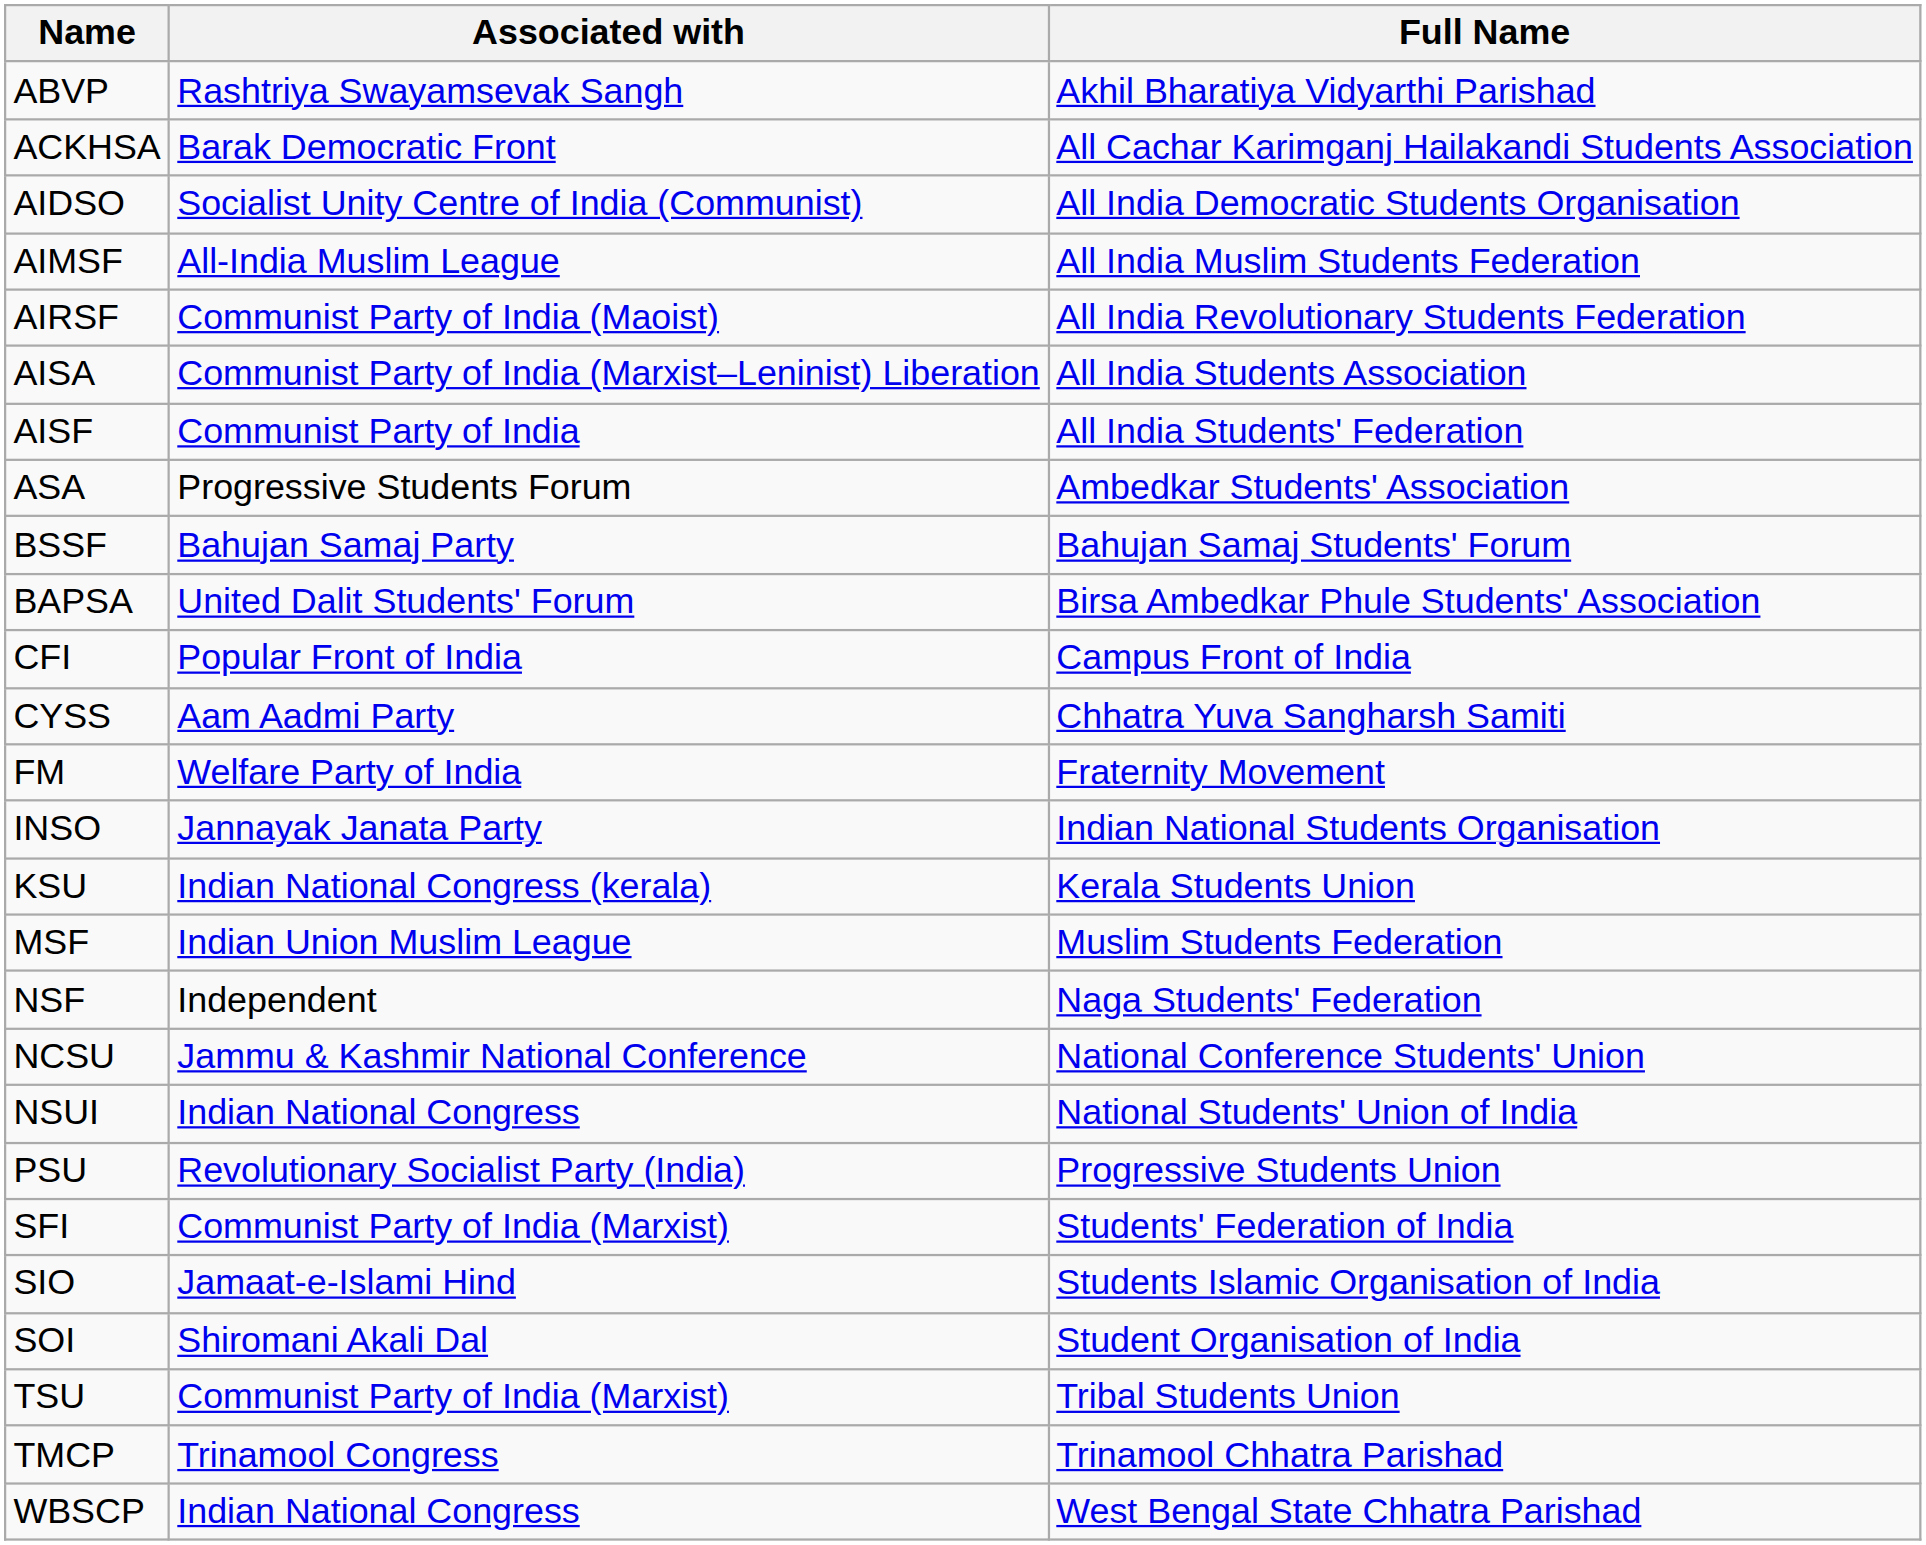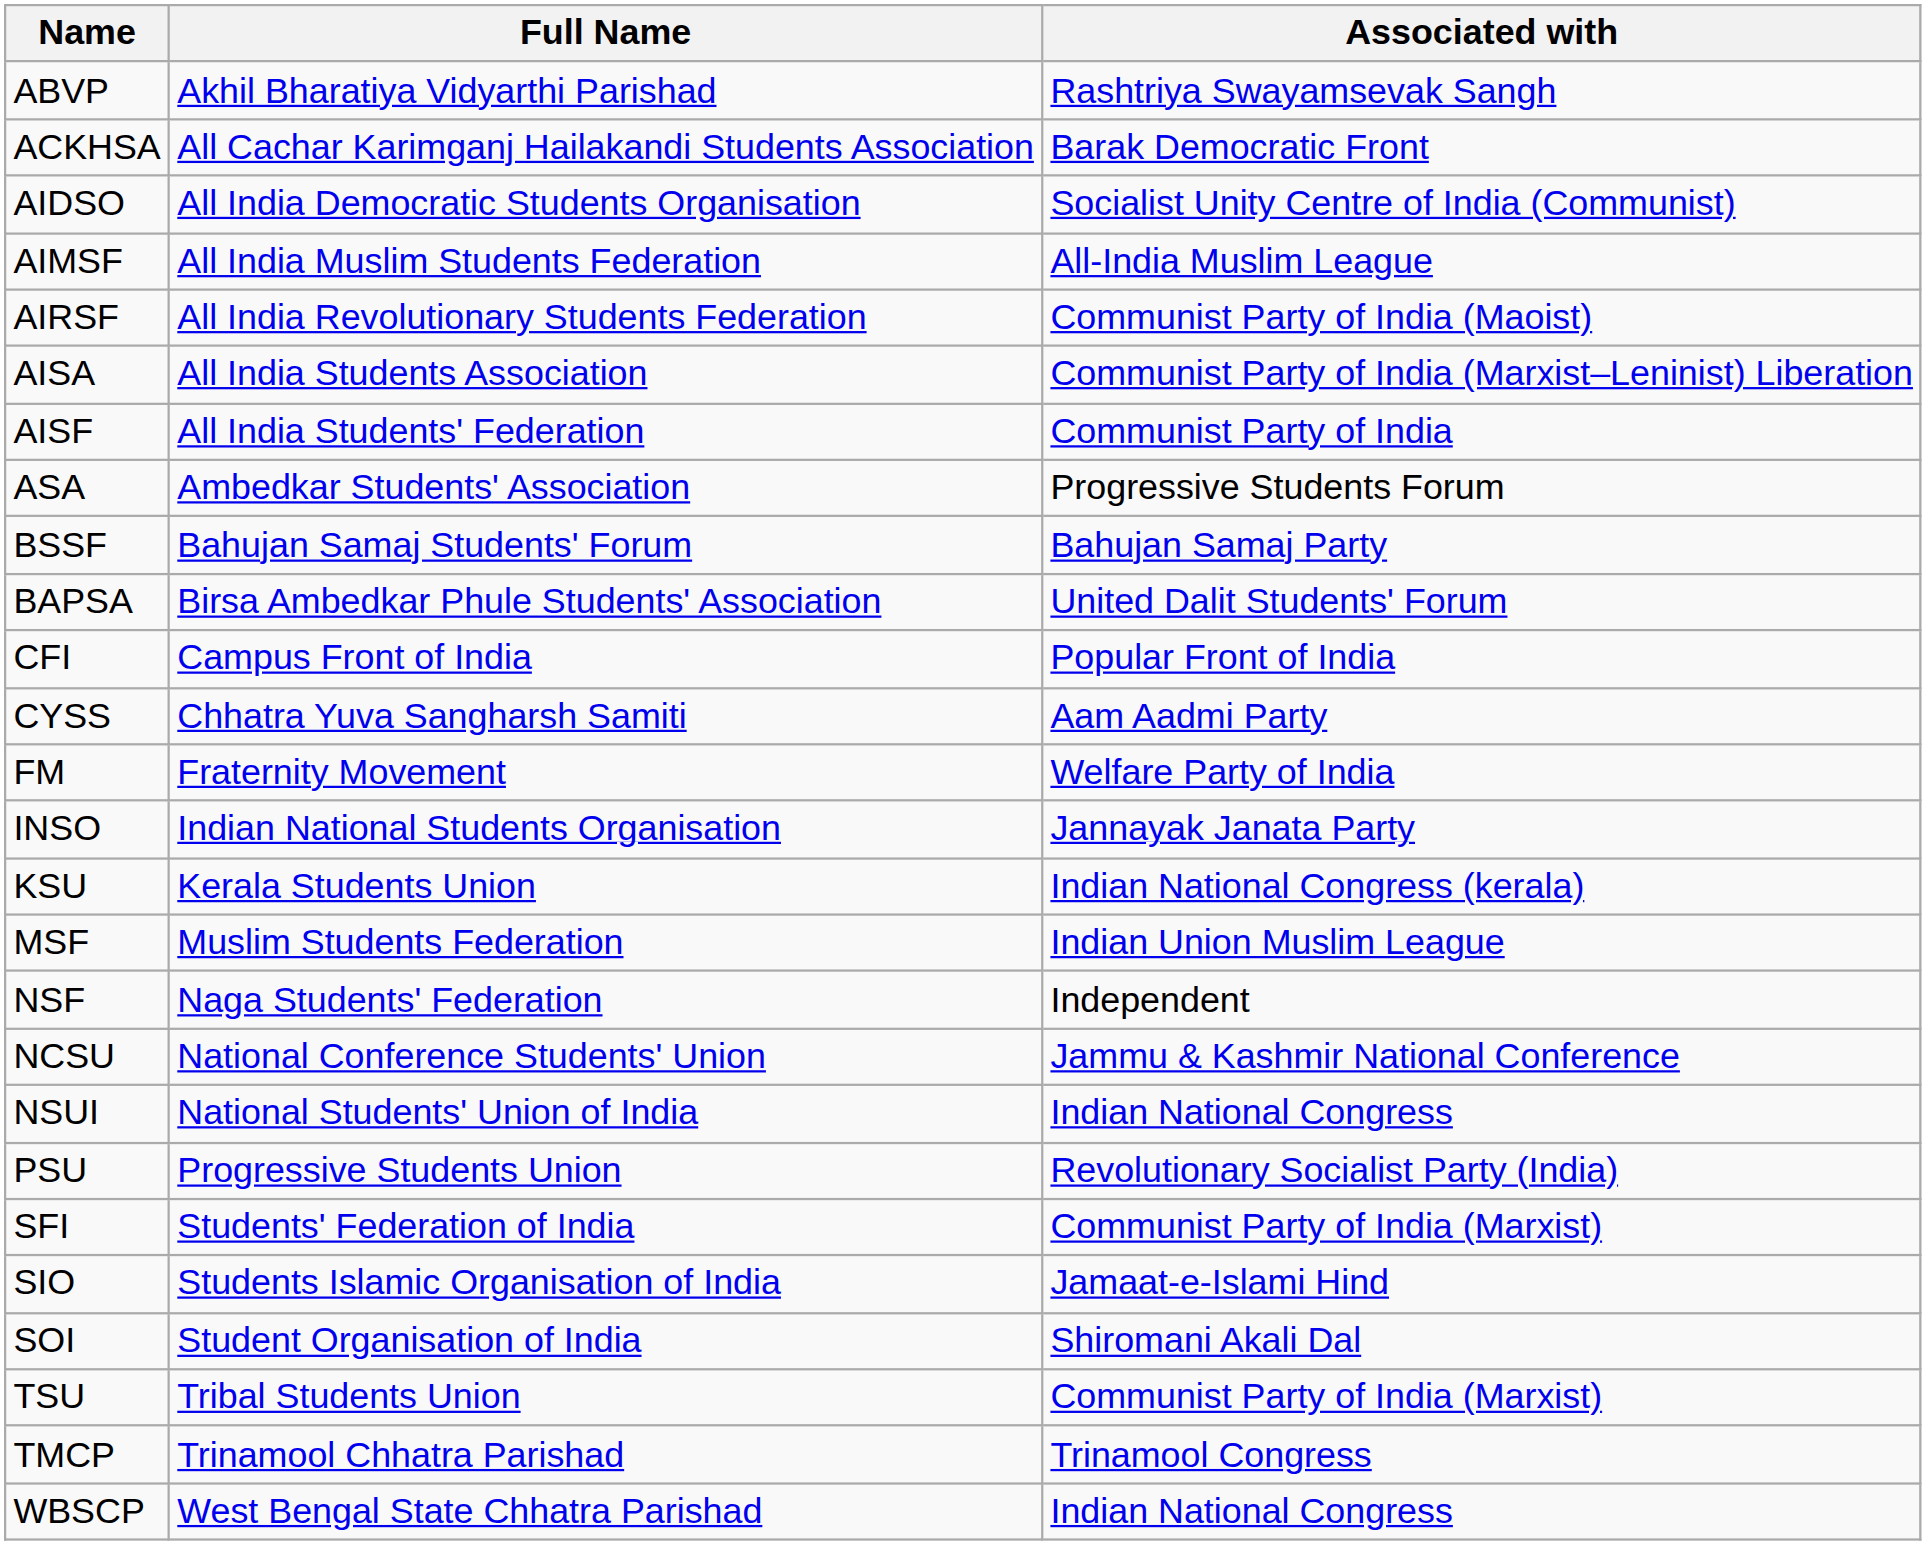columns swapped: (1485, 32) <-> (609, 32)
